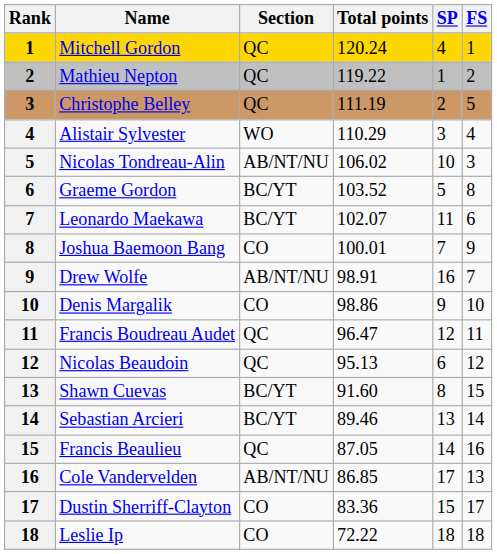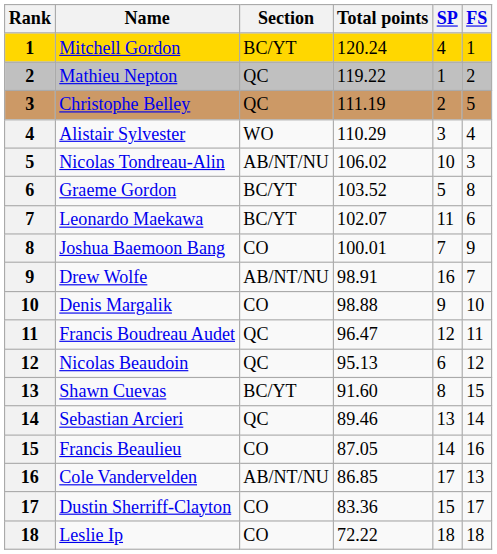(256, 47) QC -> (270, 47) BC/YT
(357, 305) 98.86 -> (357, 305) 98.88
(270, 420) BC/YT -> (256, 420) QC
(256, 448) QC -> (256, 448) CO
